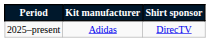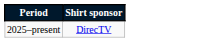- column: (103, 12)
